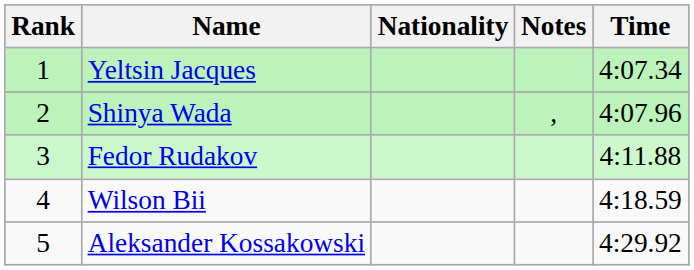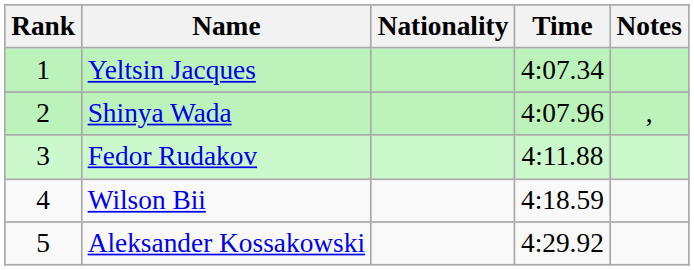columns swapped: (640, 26) <-> (554, 26)
